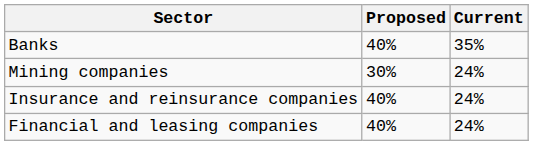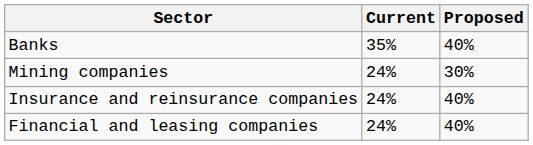columns swapped: (489, 18) <-> (406, 18)
